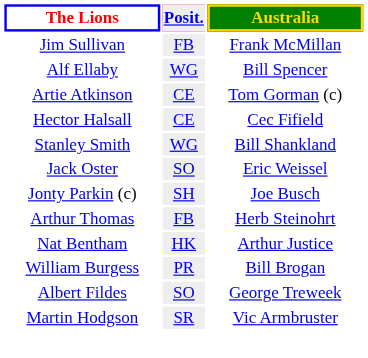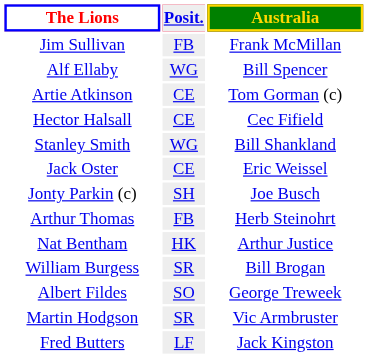(184, 168) SO -> (184, 168) CE
(184, 268) PR -> (184, 268) SR
+ row: (82, 342)
